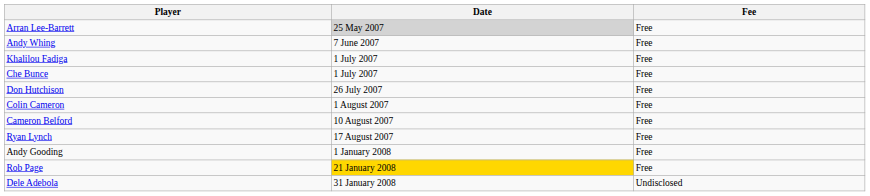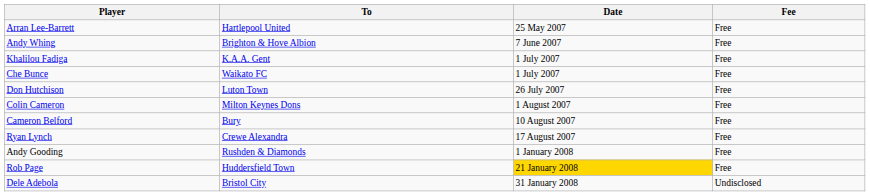+ column: (367, 12)
(359, 27) lightgrey background -> (541, 27) no background
